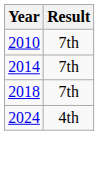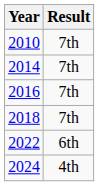+ row: (24, 92)
+ row: (24, 142)
